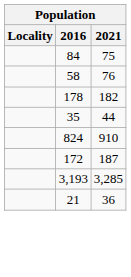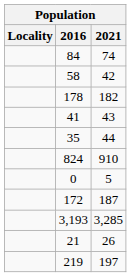(108, 55) 75 -> (108, 55) 74
(108, 76) 76 -> (108, 76) 42
+ row: (73, 117)
+ row: (73, 179)
(108, 199) 36 -> (108, 240) 26
+ row: (73, 261)
